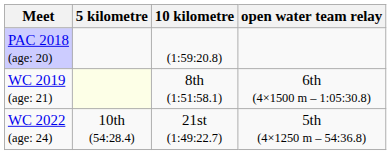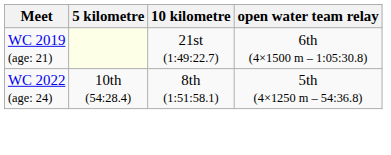- row: (38, 48)
(194, 88) 8th (1:51:58.1) -> (191, 48) 21st (1:49:22.7)
(194, 128) 21st (1:49:22.7) -> (191, 88) 8th (1:51:58.1)
